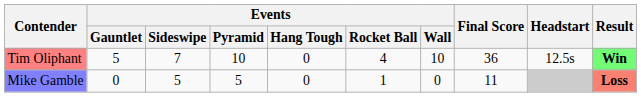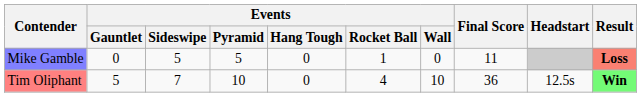rows swapped: (45, 59) <-> (46, 80)
